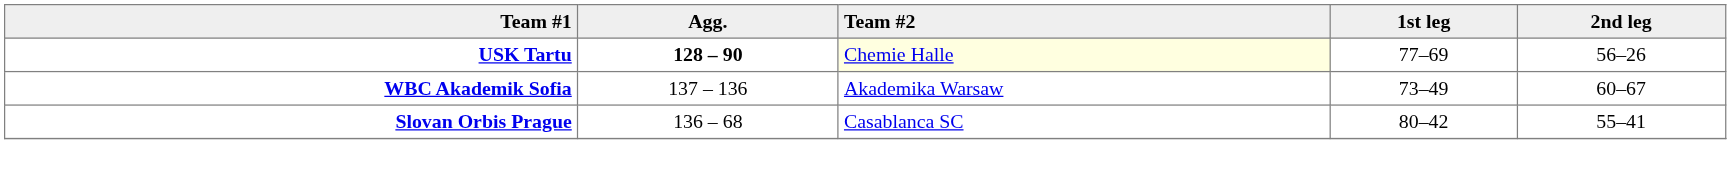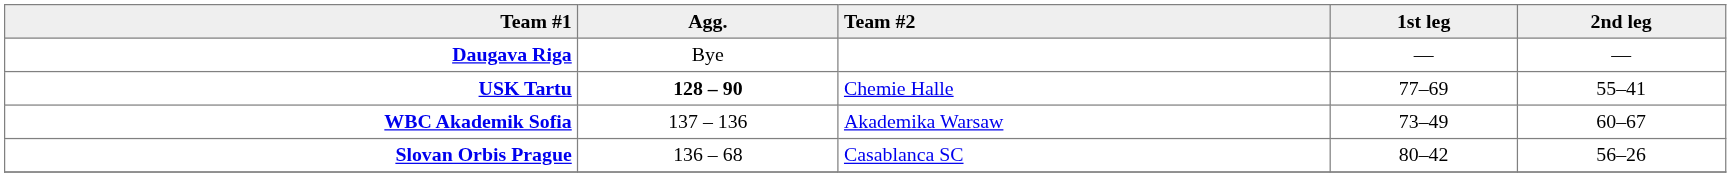+ row: (512, 54)
(899, 54) lightyellow background -> (899, 88) no background
(1621, 54) 56–26 -> (1621, 88) 55–41
(1621, 121) 55–41 -> (1621, 155) 56–26
